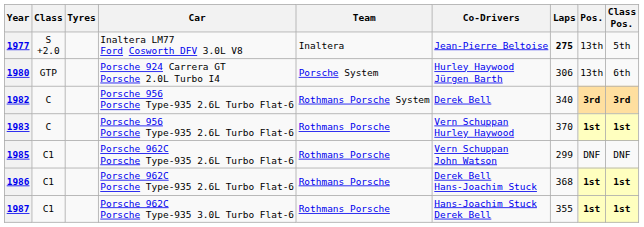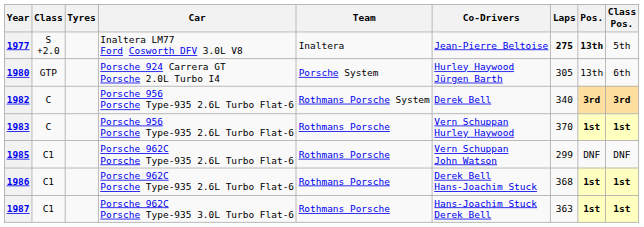(592, 45) normal -> (592, 45) bold
(564, 72) 306 -> (564, 72) 305
(564, 209) 355 -> (564, 209) 363
